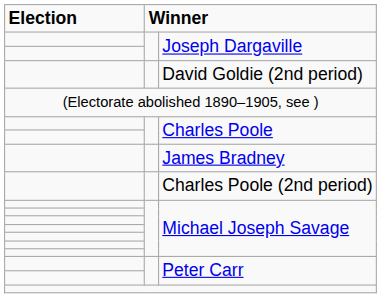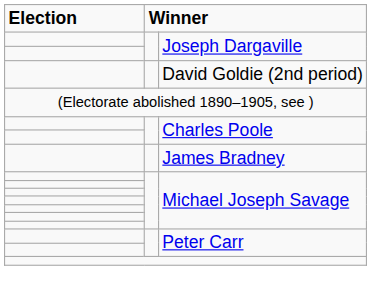- row: (75, 186)
